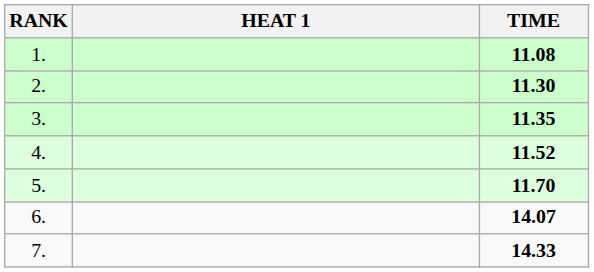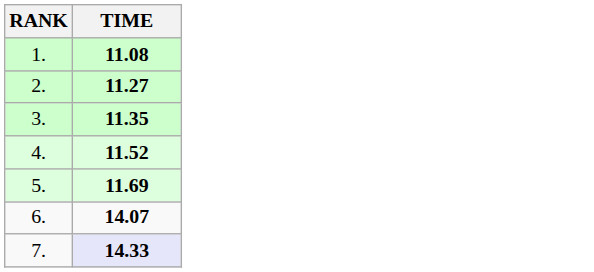- column: (276, 21)
(534, 86) 11.30 -> (127, 86) 11.27
(534, 185) 11.70 -> (127, 185) 11.69
(534, 250) no background -> (127, 250) lavender background
